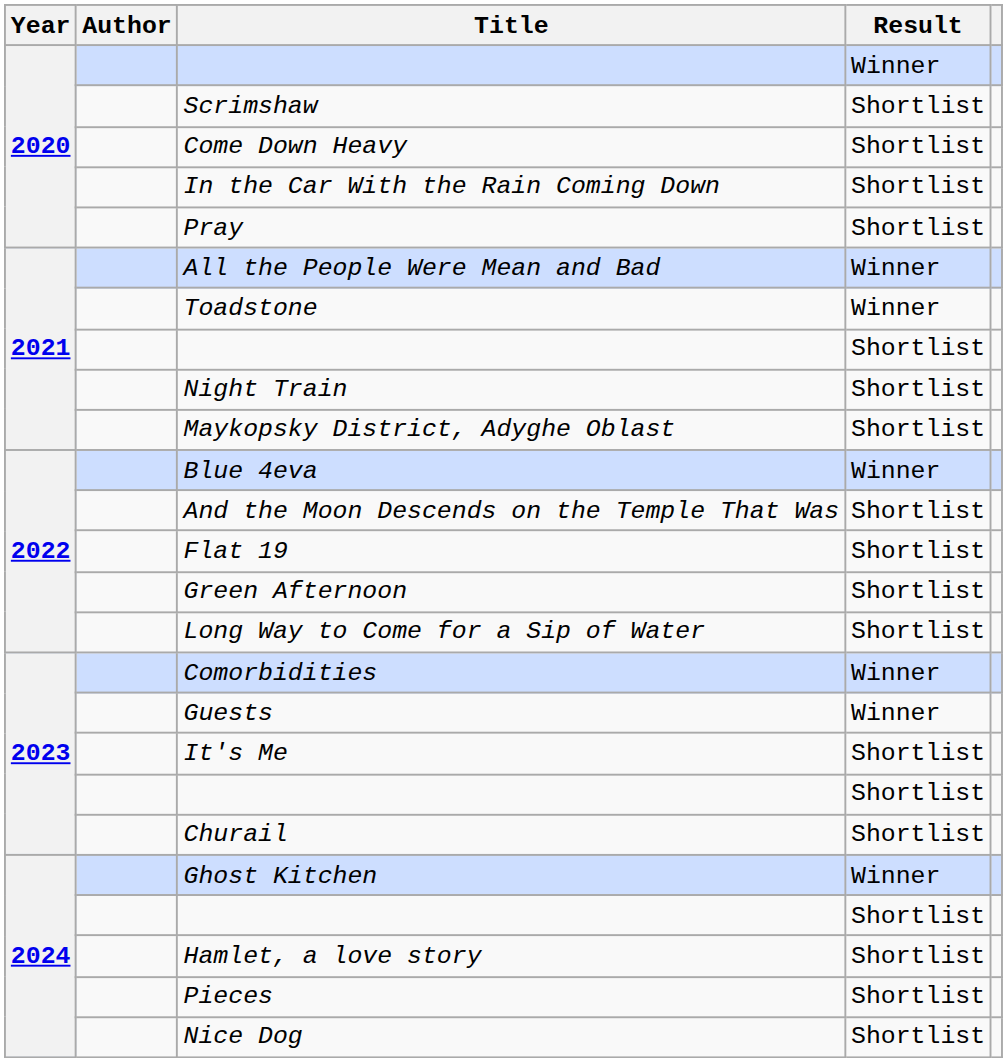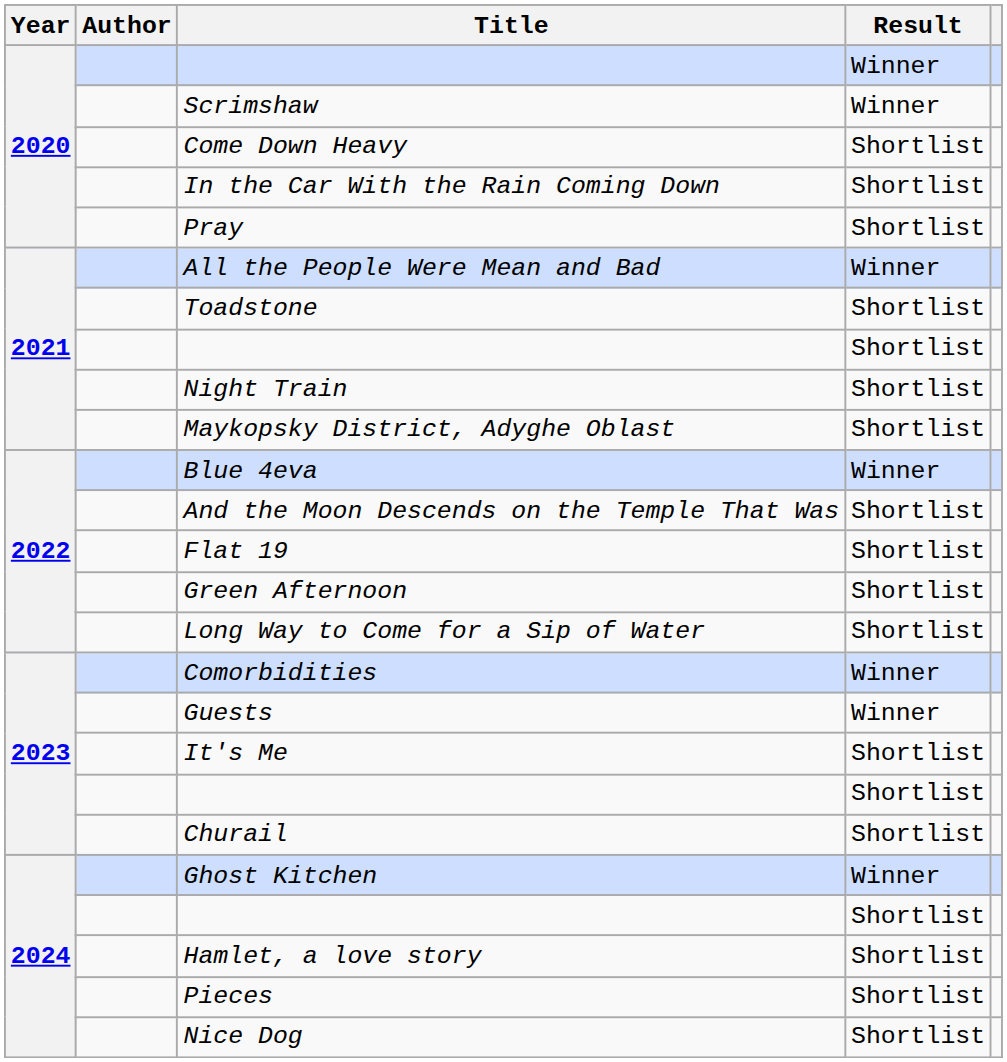(918, 106) Shortlist -> (896, 106) Winner
(896, 308) Winner -> (918, 308) Shortlist
